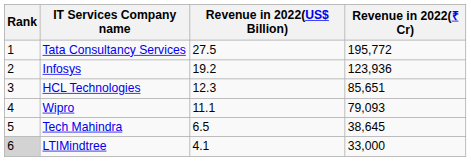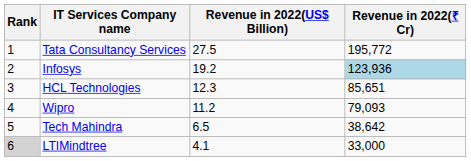(370, 69) no background -> (370, 69) lightblue background
(204, 108) 11.1 -> (204, 108) 11.2
(366, 127) 38,645 -> (366, 127) 38,642
